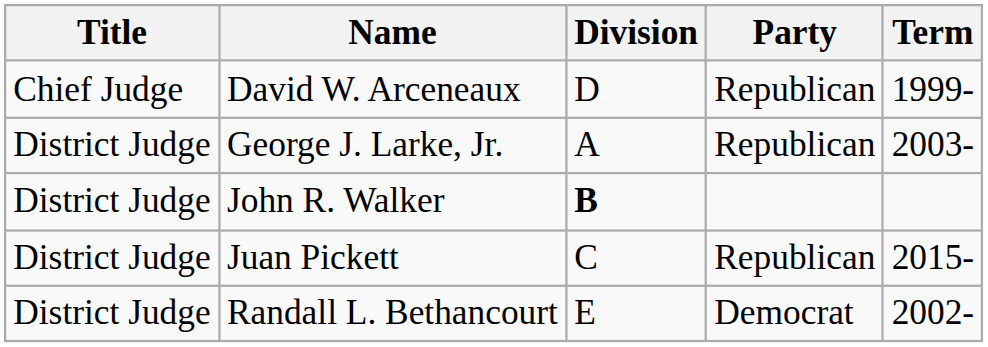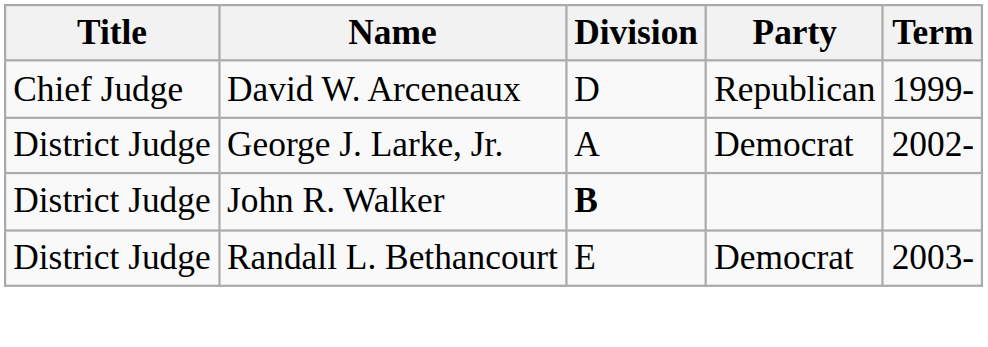(795, 144) Republican -> (784, 144) Democrat
(933, 144) 2003- -> (933, 144) 2002-
- row: (313, 256)
(933, 312) 2002- -> (933, 256) 2003-
